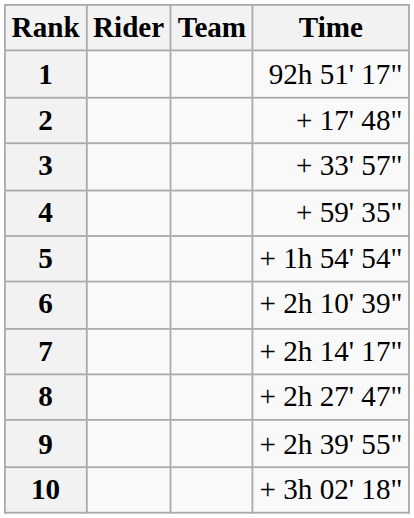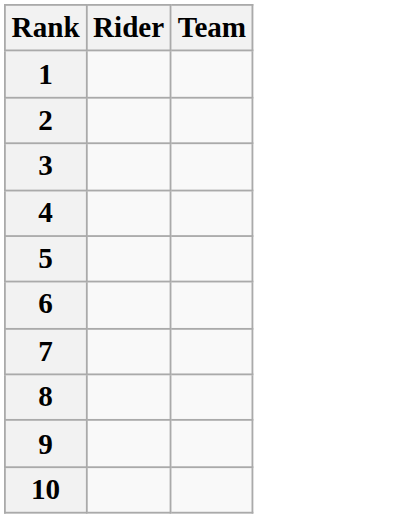- column: (331, 27)
